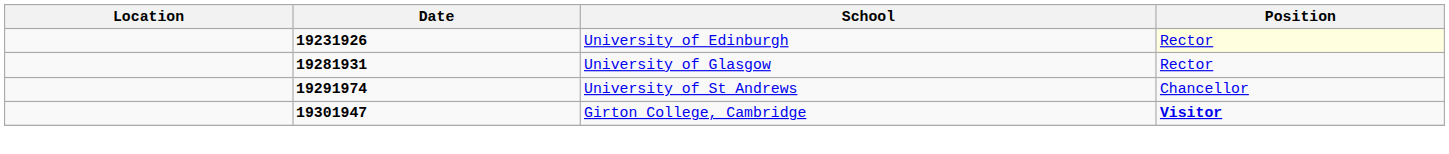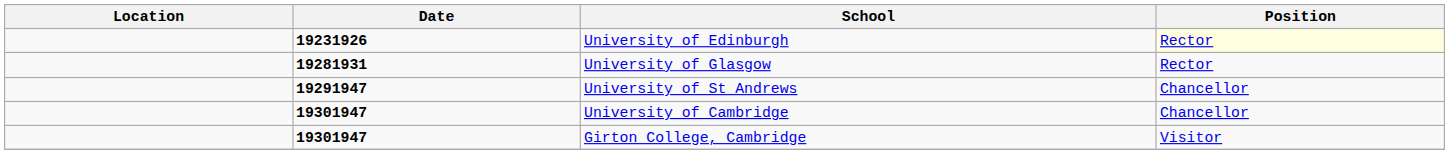(332, 89) 19291974 -> (332, 89) 19291947
+ row: (686, 113)
(1191, 113) bold -> (1191, 137) normal
